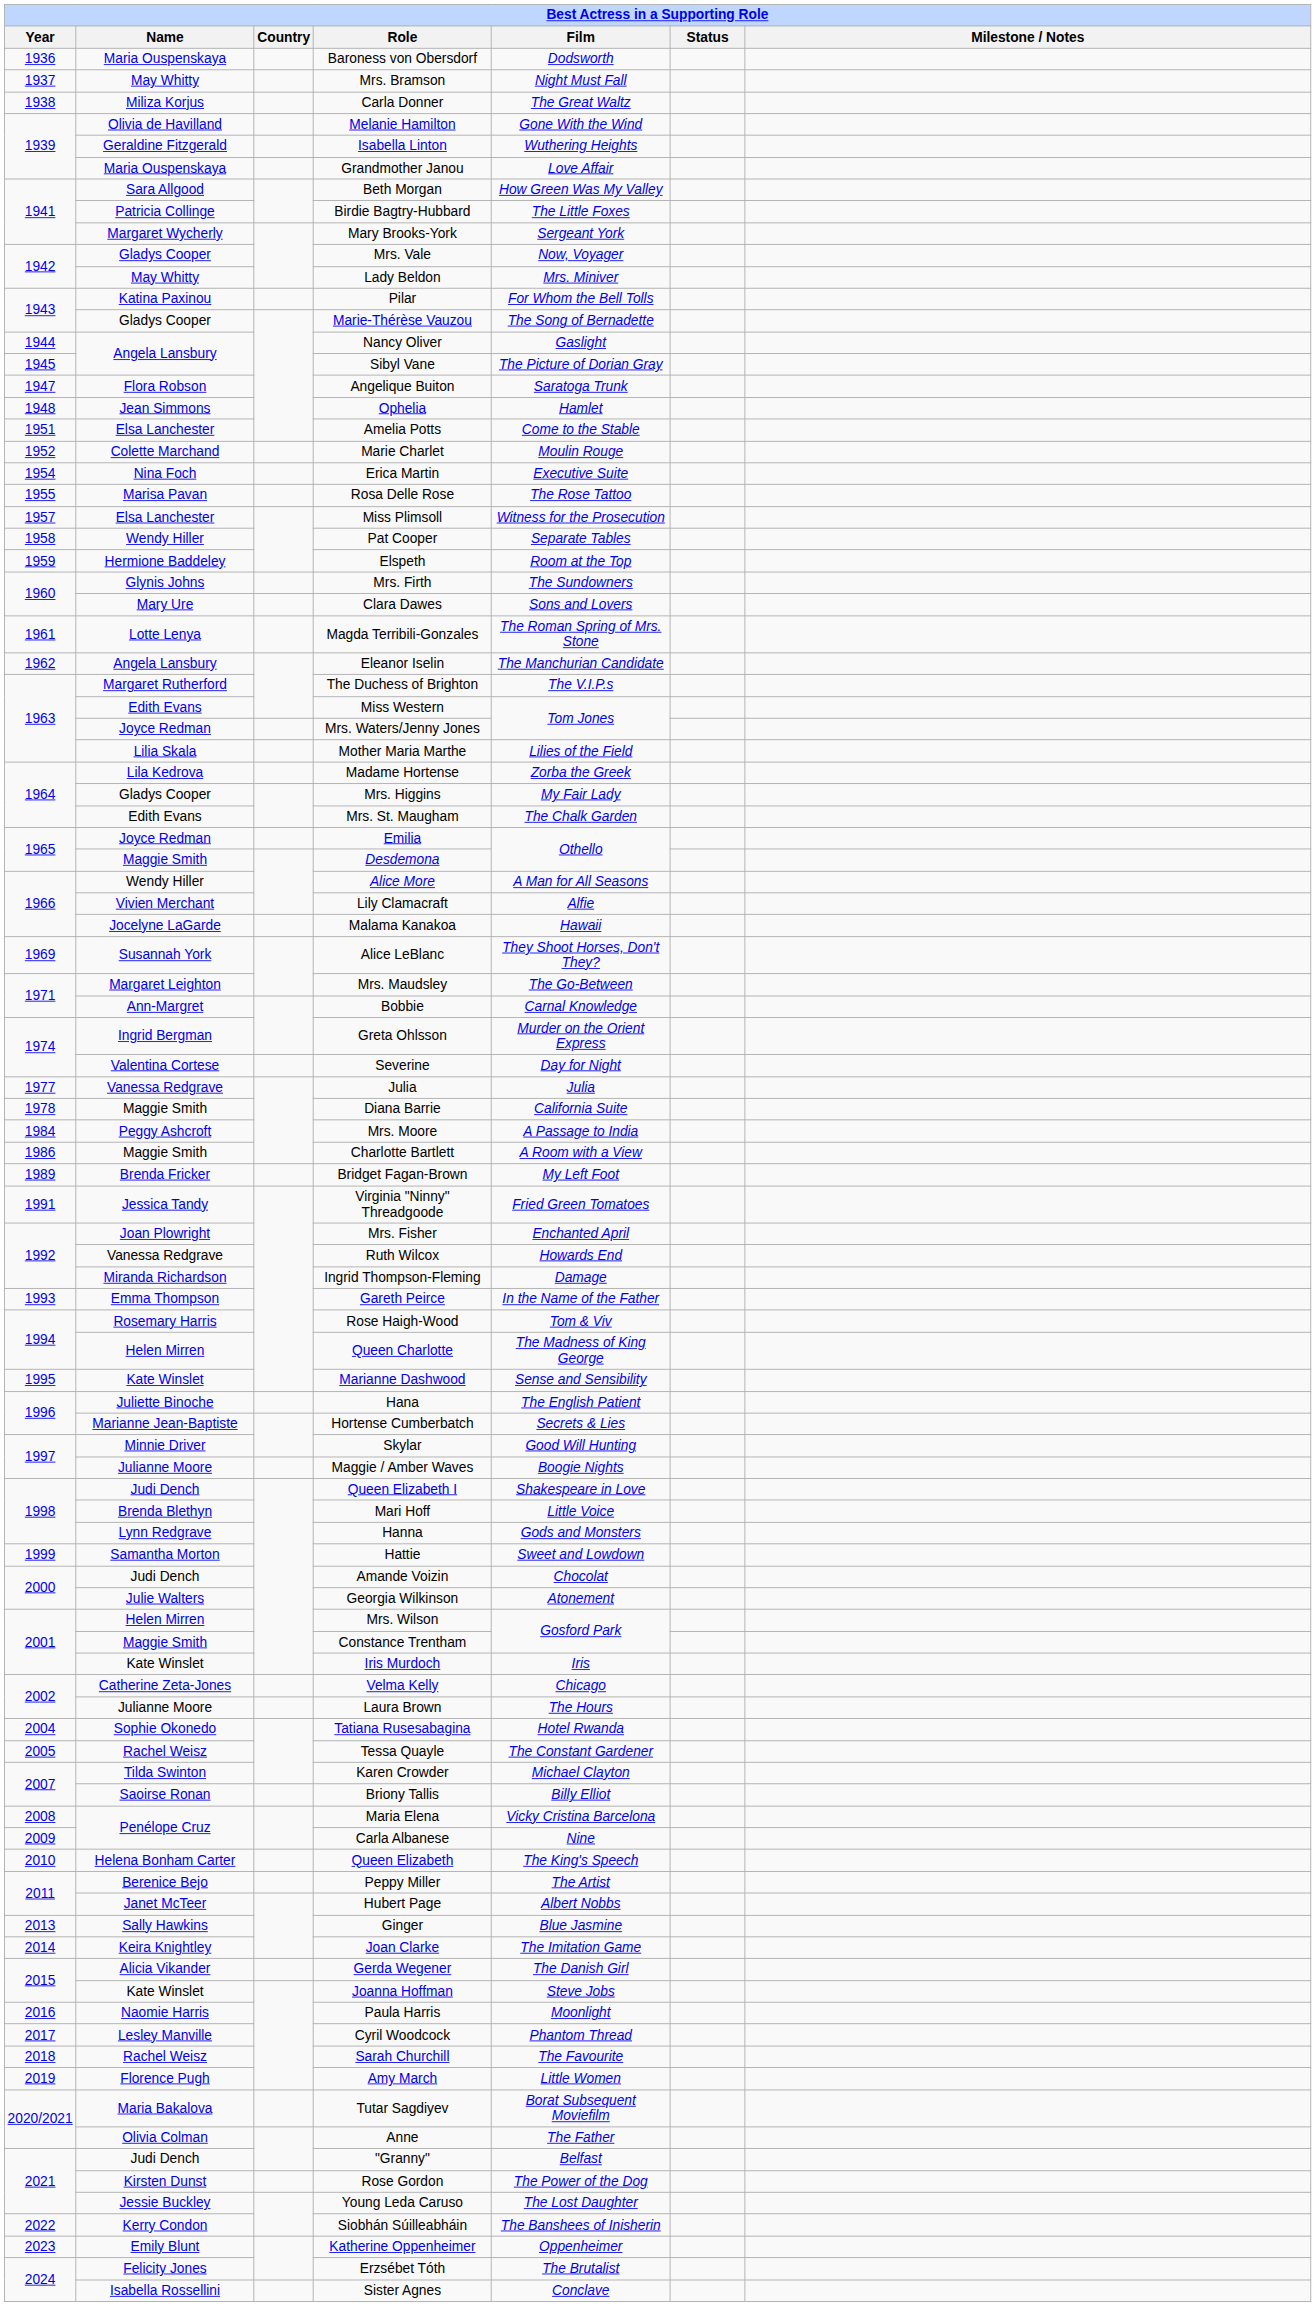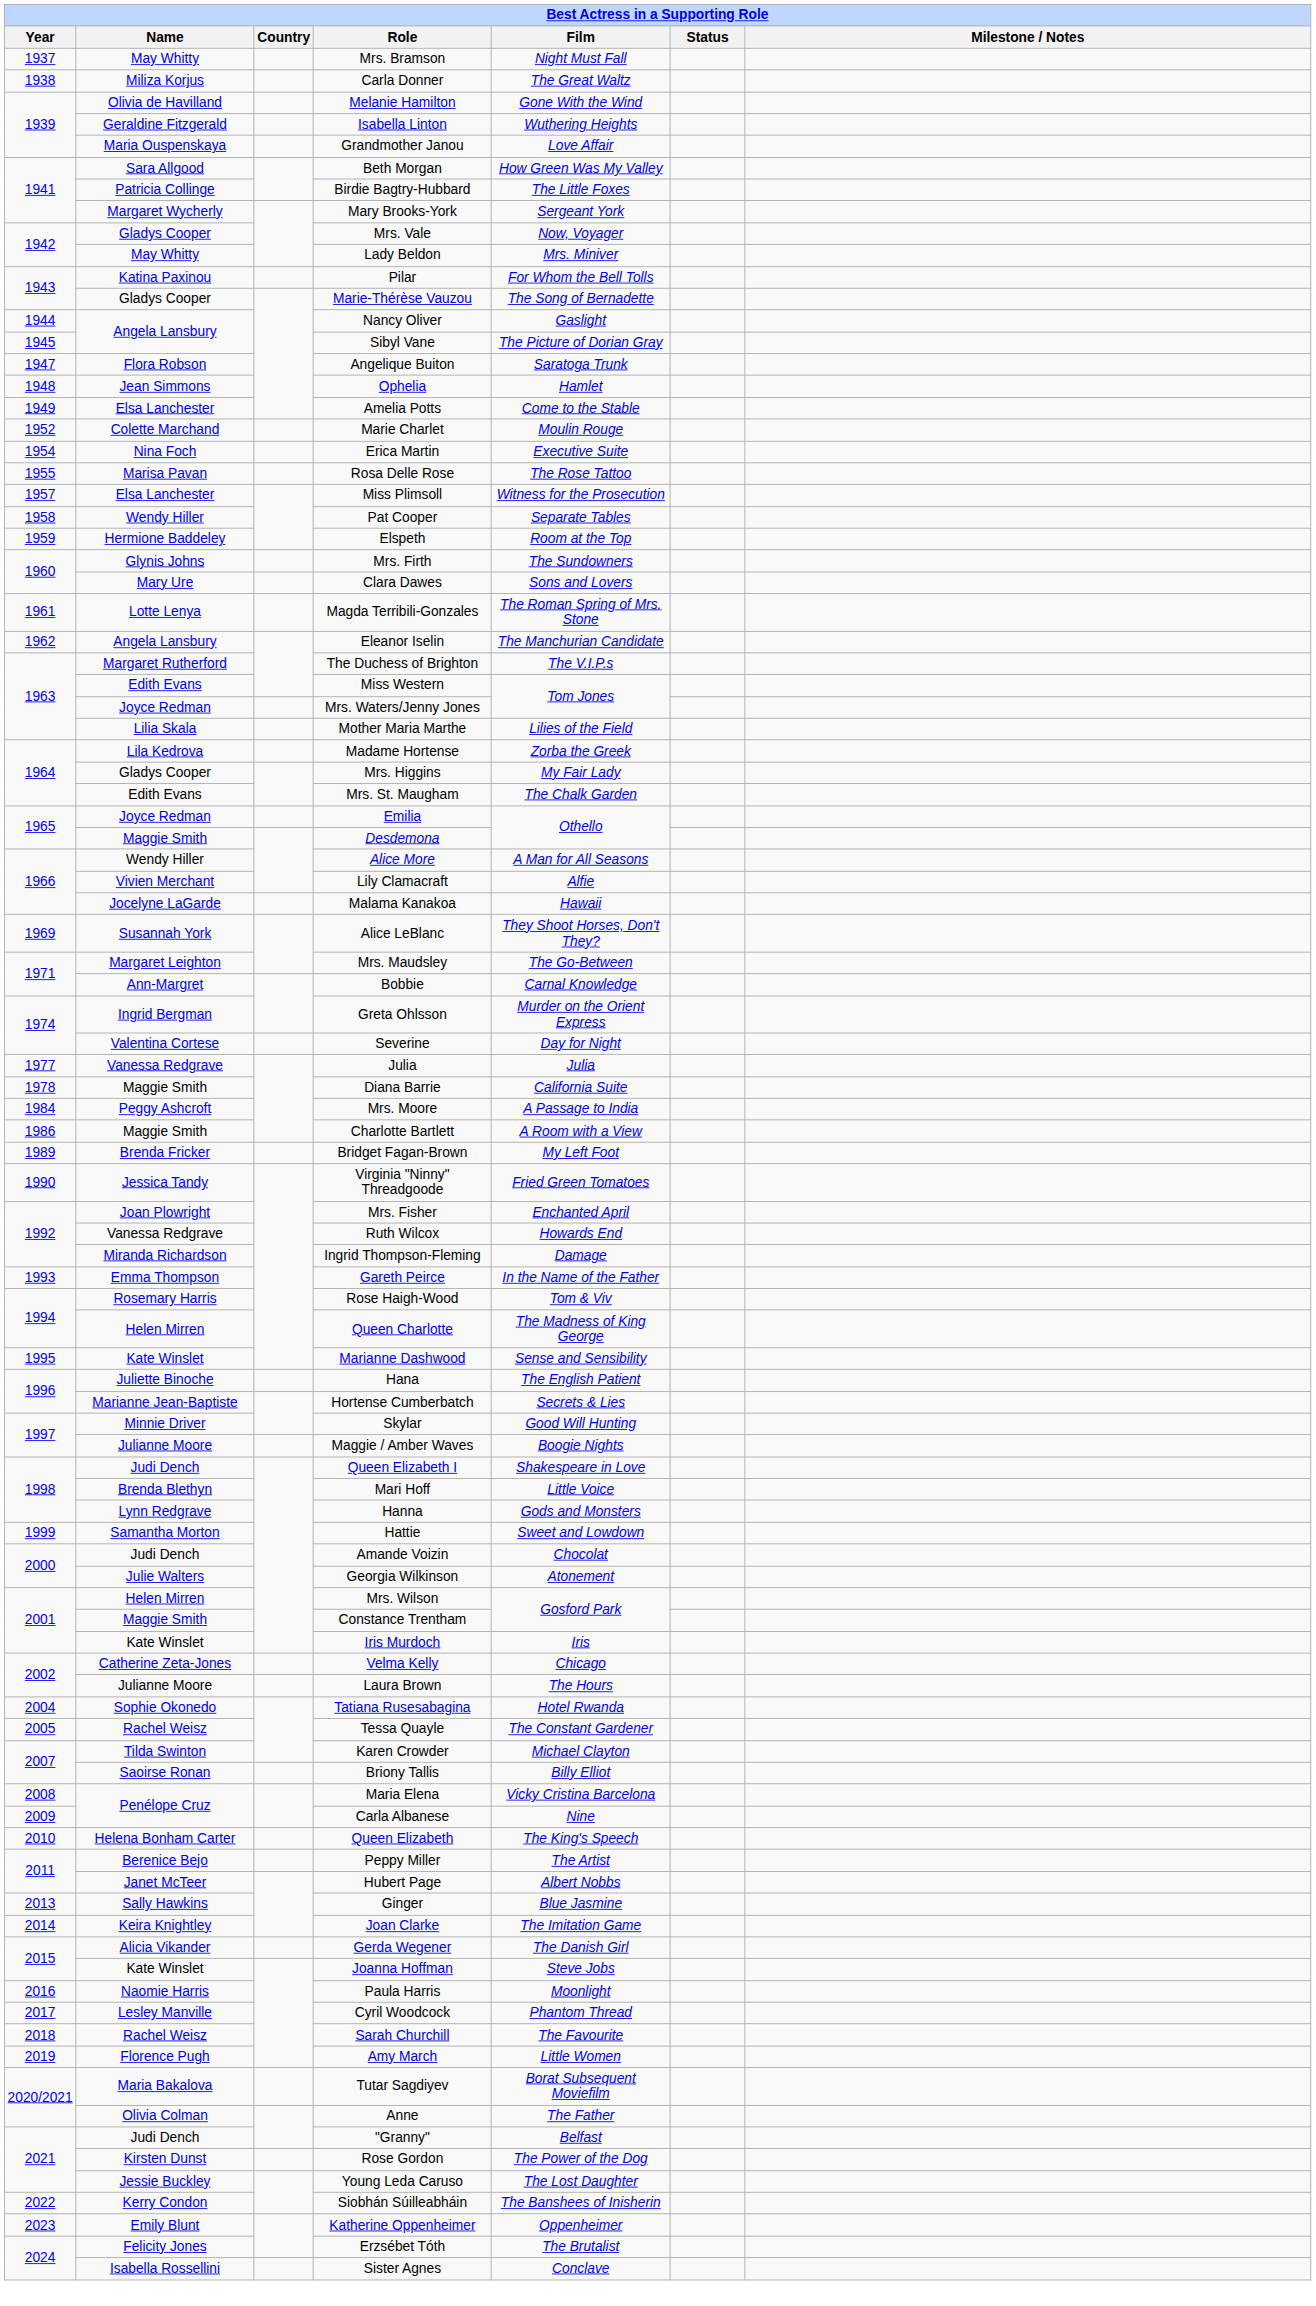- row: (402, 59)
(40, 430) 1951 -> (40, 408) 1949
(40, 1204) 1991 -> (40, 1182) 1990
